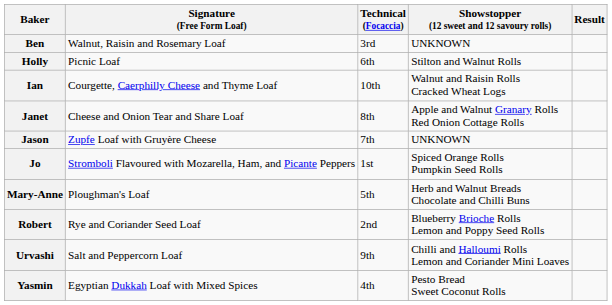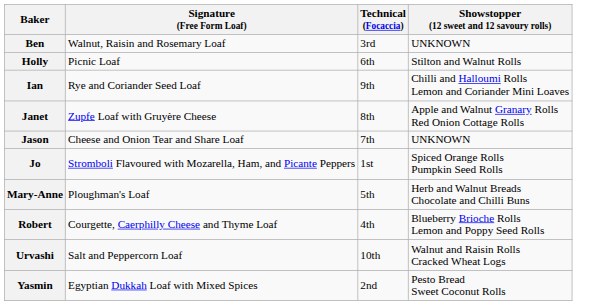- column: (590, 19)
(173, 85) Courgette, Caerphilly Cheese and Thyme Loaf -> (134, 85) Rye and Coriander Seed Loaf
(370, 85) 10th -> (368, 85) 9th
(466, 85) Walnut and Raisin Rolls Cracked Wheat Logs -> (490, 85) Chilli and Halloumi Rolls Lemon and Coriander Mini Loaves
(156, 115) Cheese and Onion Tear and Share Loaf -> (142, 115) Zupfe Loaf with Gruyère Cheese
(142, 139) Zupfe Loaf with Gruyère Cheese -> (156, 139) Cheese and Onion Tear and Share Loaf
(134, 224) Rye and Coriander Seed Loaf -> (173, 224) Courgette, Caerphilly Cheese and Thyme Loaf
(369, 224) 2nd -> (368, 224) 4th
(368, 255) 9th -> (370, 255) 10th
(490, 255) Chilli and Halloumi Rolls Lemon and Coriander Mini Loaves -> (466, 255) Walnut and Raisin Rolls Cracked Wheat Logs
(368, 285) 4th -> (369, 285) 2nd
